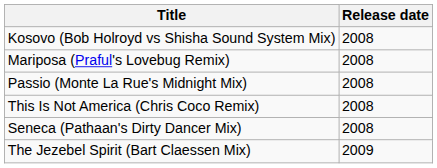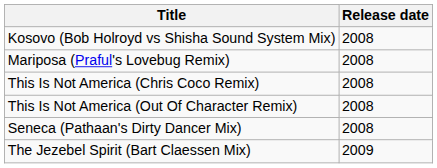- row: (127, 83)
+ row: (153, 106)
